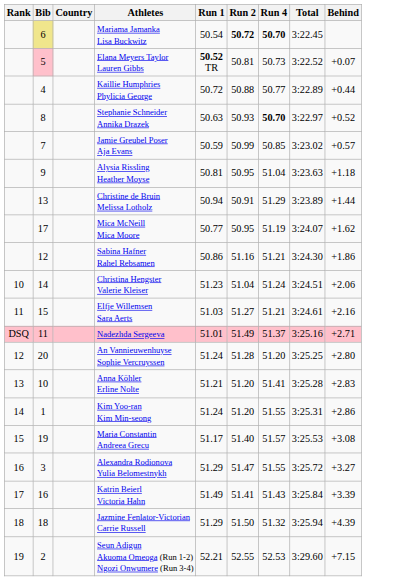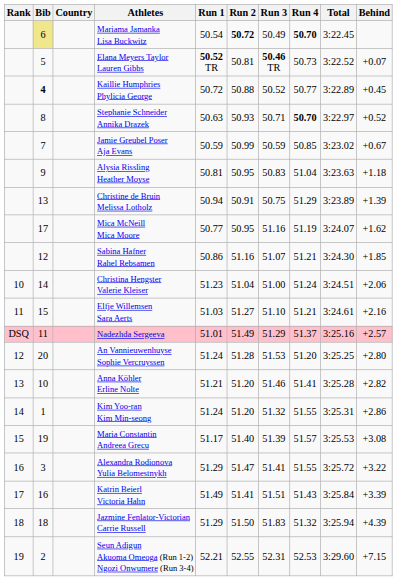+ column: (274, 12)
(43, 62) pink background -> (43, 62) no background
(43, 90) normal -> (43, 90) bold
(343, 90) +0.44 -> (374, 90) +0.45
(343, 145) +0.57 -> (374, 145) +0.67
(343, 201) +1.44 -> (374, 201) +1.39
(343, 256) +1.86 -> (374, 256) +1.85
(343, 334) +2.71 -> (374, 334) +2.57
(343, 383) +2.83 -> (374, 383) +2.82
(343, 467) +3.27 -> (374, 467) +3.22
